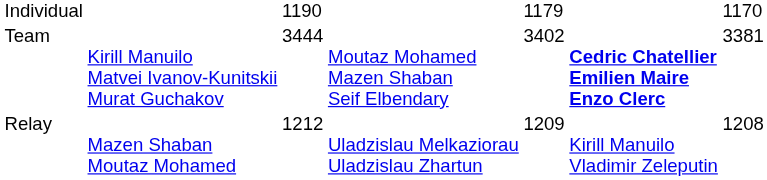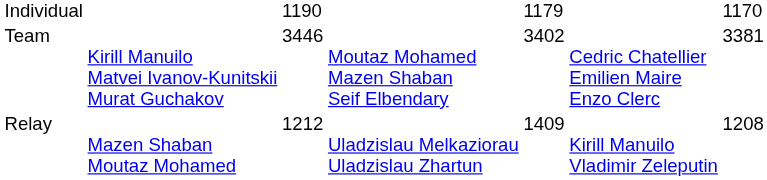(303, 36) 3444 -> (303, 36) 3446
(643, 78) bold -> (638, 78) normal
(544, 124) 1209 -> (544, 124) 1409
